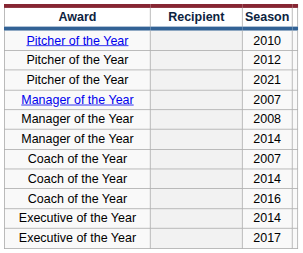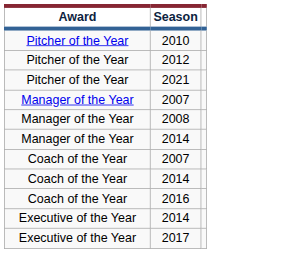- column: (196, 17)
